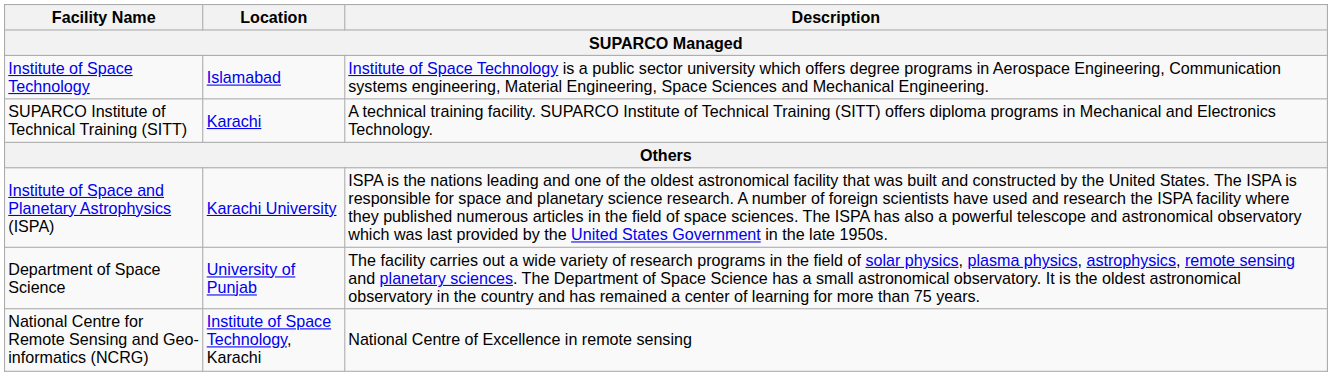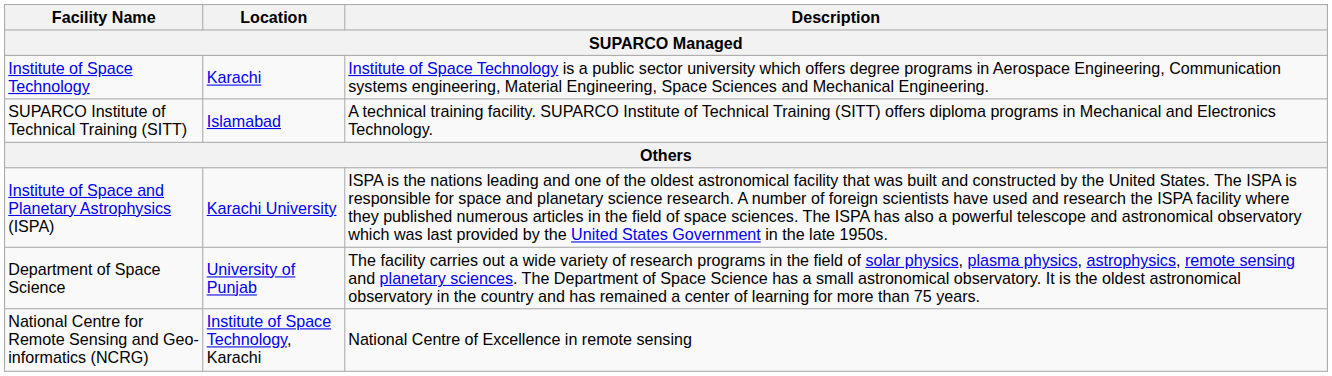(244, 77) Islamabad -> (234, 77) Karachi
(234, 121) Karachi -> (244, 121) Islamabad
